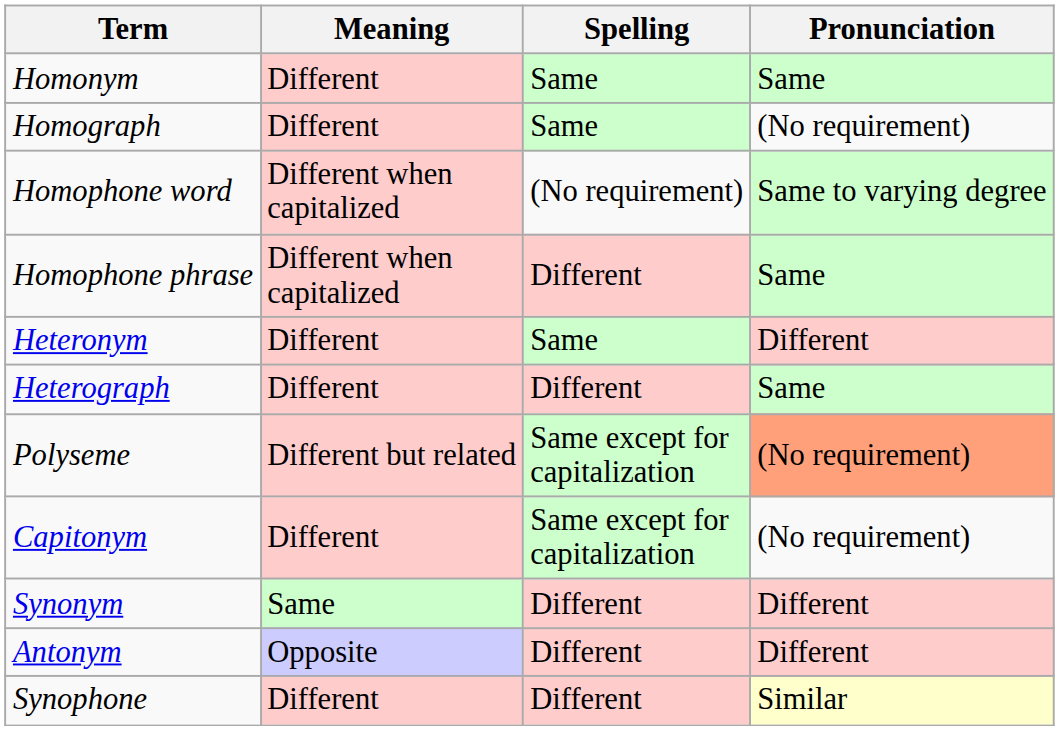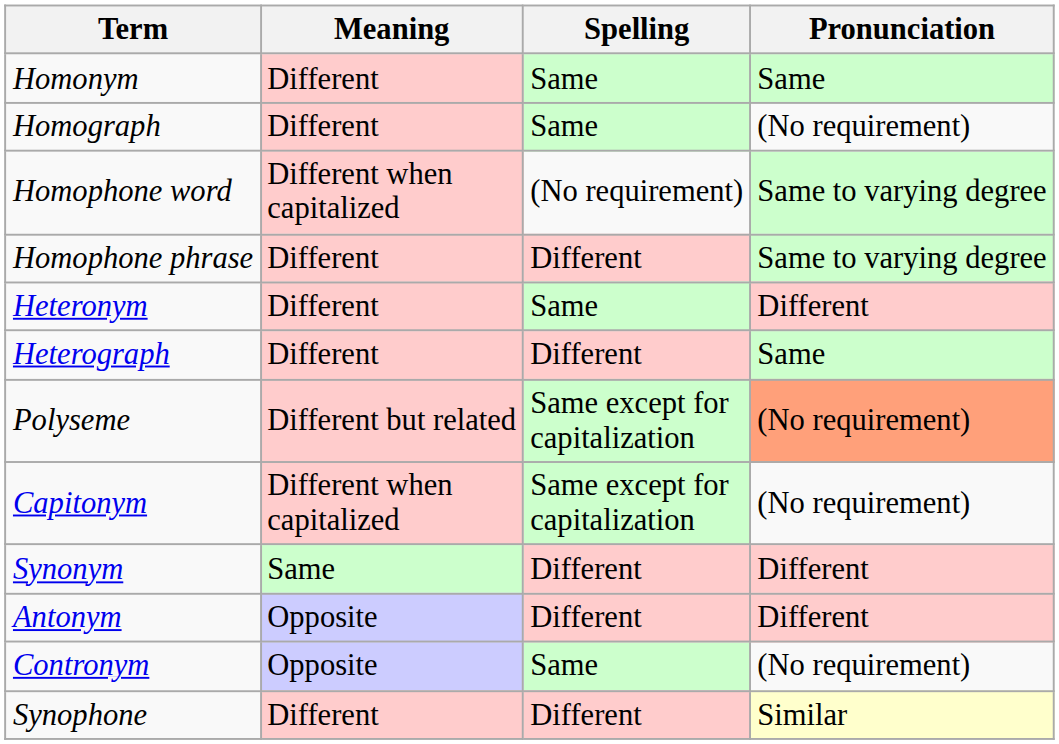(360, 274) Different when capitalized -> (323, 257) Different
(791, 274) Same -> (902, 257) Same to varying degree
(323, 537) Different -> (360, 502) Different when capitalized
+ row: (81, 665)
